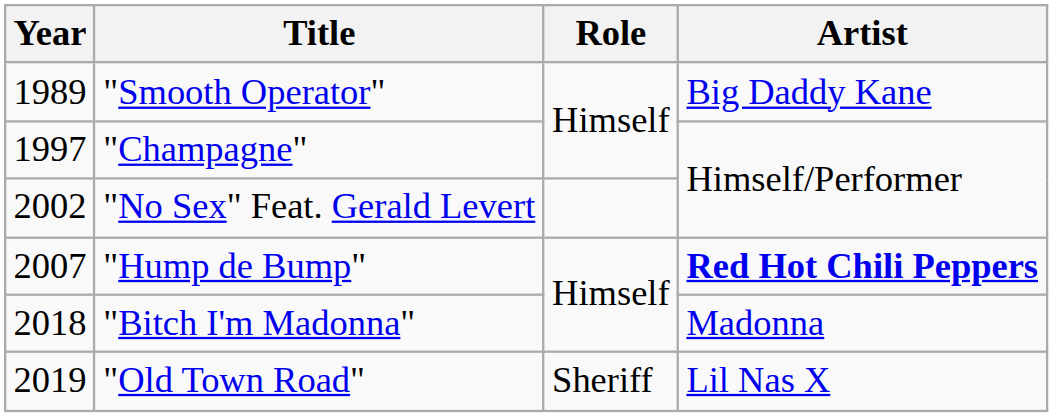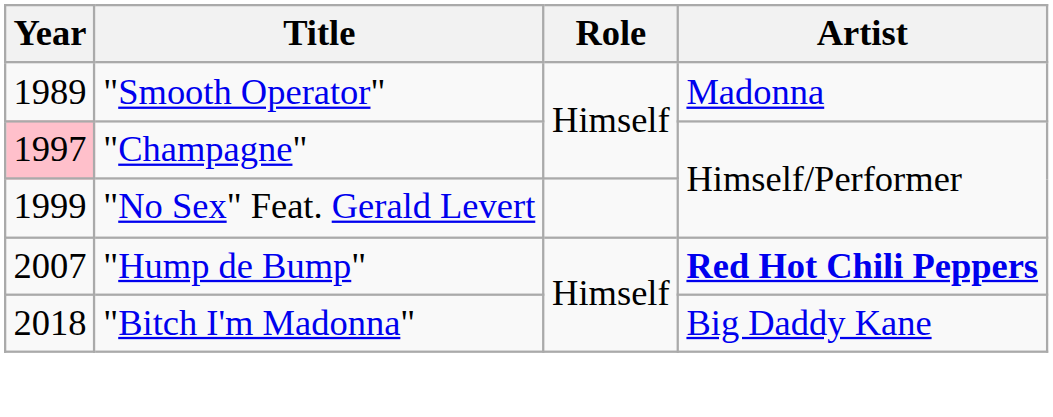(809, 91) Big Daddy Kane -> (755, 91) Madonna
(50, 149) no background -> (50, 149) pink background
(50, 206) 2002 -> (50, 206) 1999
(755, 322) Madonna -> (809, 322) Big Daddy Kane
- row: (234, 380)
